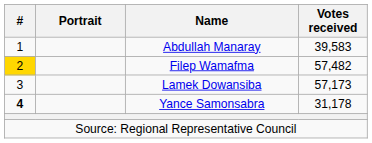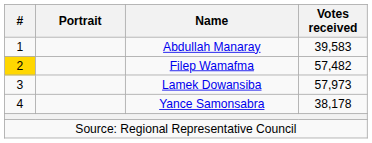(333, 85) 57,173 -> (333, 85) 57,973
(20, 104) bold -> (20, 104) normal
(333, 104) 31,178 -> (333, 104) 38,178
